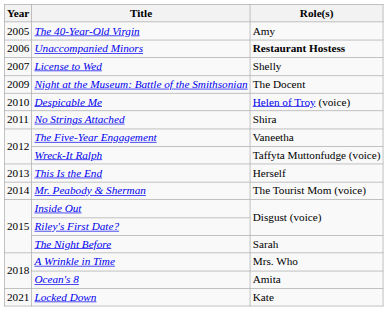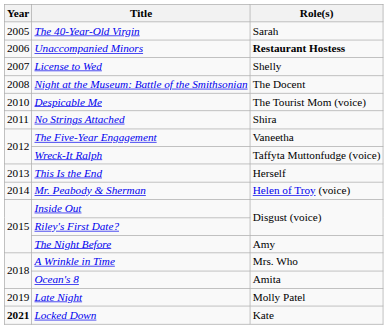(264, 31) Amy -> (266, 31) Sarah
(18, 84) 2009 -> (18, 84) 2008
(301, 102) Helen of Troy (voice) -> (309, 102) The Tourist Mom (voice)
(309, 191) The Tourist Mom (voice) -> (301, 191) Helen of Troy (voice)
(266, 244) Sarah -> (264, 244) Amy
+ row: (58, 297)
(18, 297) normal -> (18, 315) bold
